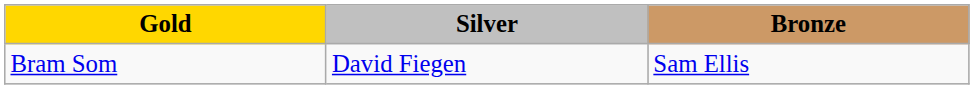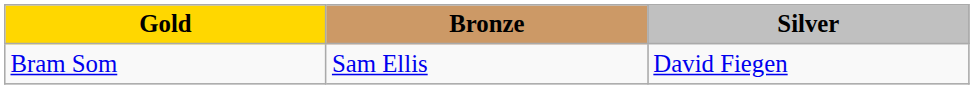columns swapped: (487, 24) <-> (808, 24)
